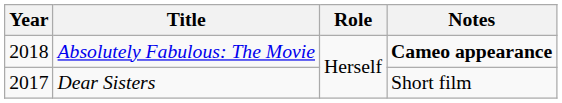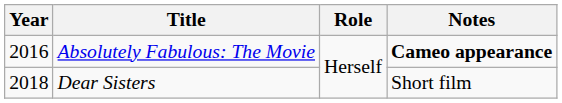(29, 51) 2018 -> (29, 51) 2016
(29, 82) 2017 -> (29, 82) 2018
